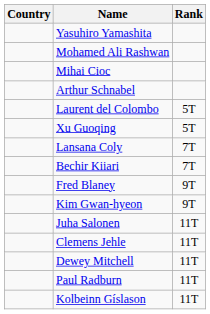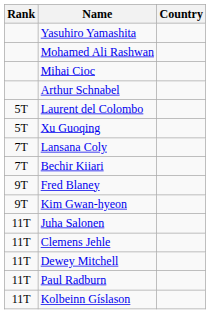columns swapped: (189, 14) <-> (29, 14)
